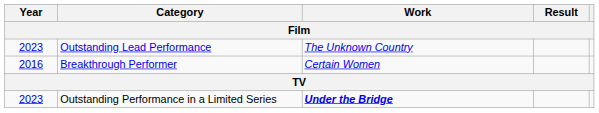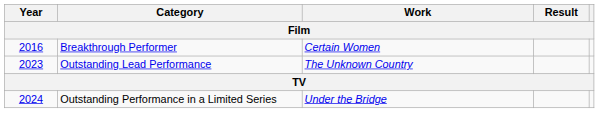rows swapped: (119, 64) <-> (136, 47)
(31, 99) 2023 -> (31, 99) 2024
(349, 99) bold -> (346, 99) normal
